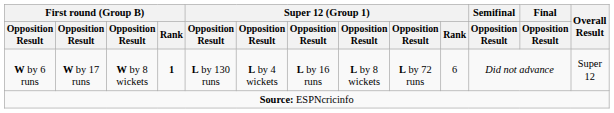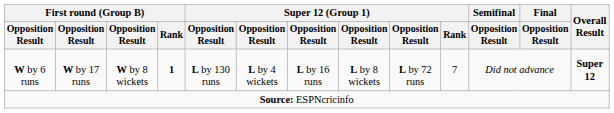(455, 70) 6 -> (455, 70) 7
(590, 70) normal -> (590, 70) bold
